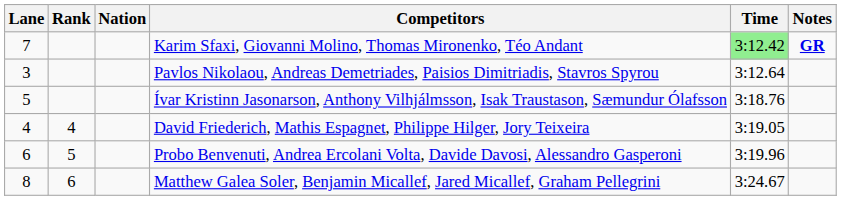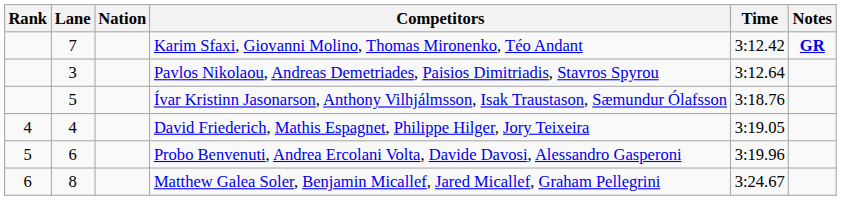columns swapped: (71, 18) <-> (26, 18)
(760, 45) lightgreen background -> (760, 45) no background
